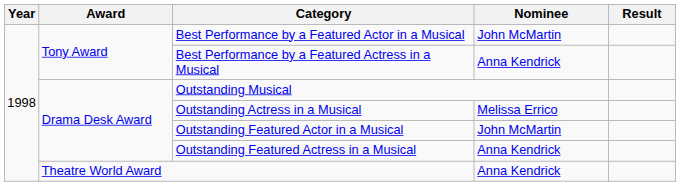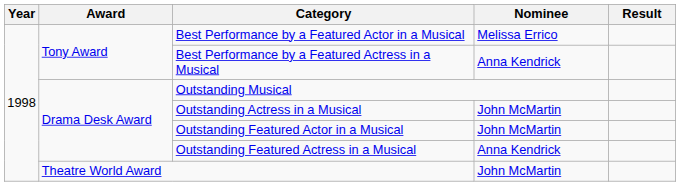(519, 34) John McMartin -> (517, 34) Melissa Errico
(517, 110) Melissa Errico -> (519, 110) John McMartin
(519, 171) Anna Kendrick -> (519, 171) John McMartin
